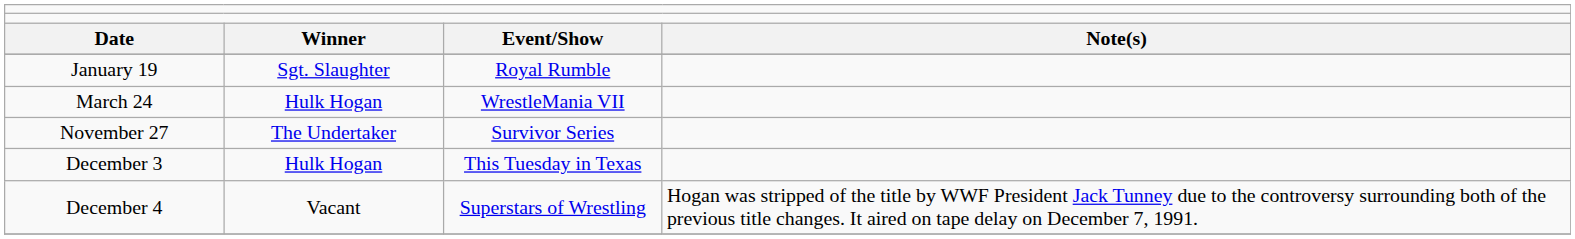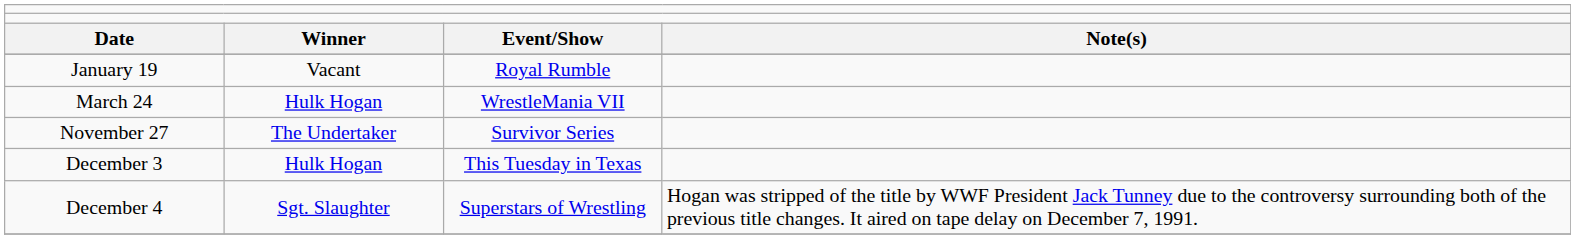(333, 69) Sgt. Slaughter -> (333, 69) Vacant
(333, 207) Vacant -> (333, 207) Sgt. Slaughter
